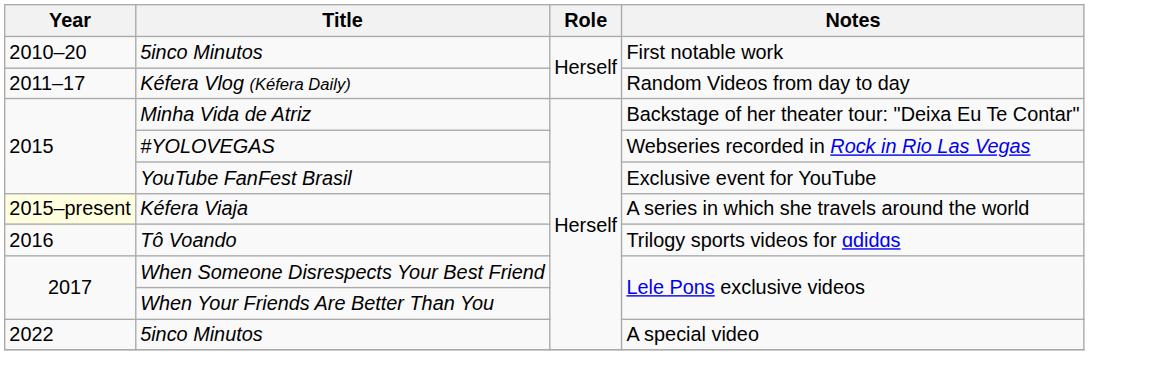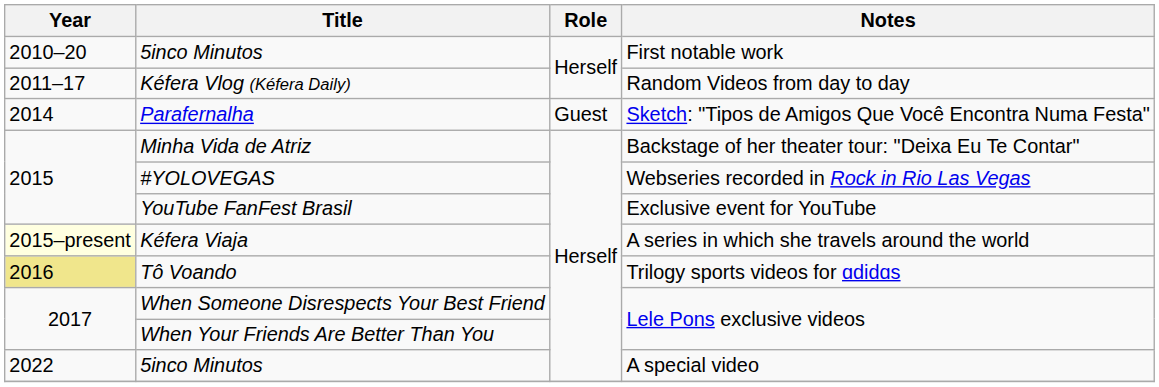+ row: (197, 115)
(31, 241) no background -> (31, 272) khaki background
